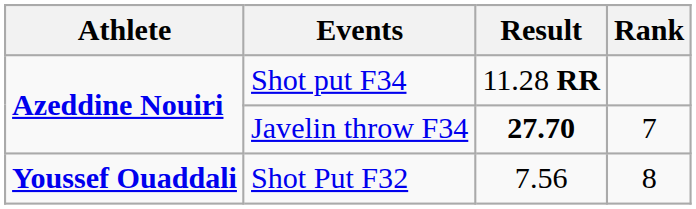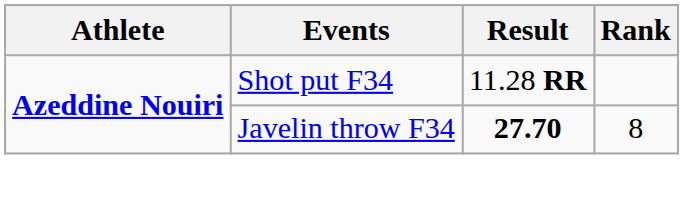(649, 128) 7 -> (636, 128) 8
- row: (330, 178)
